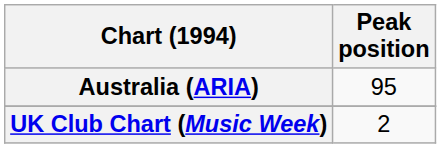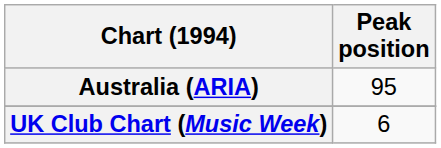(384, 124) 2 -> (384, 124) 6
